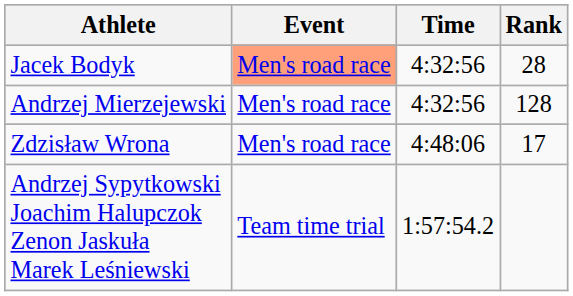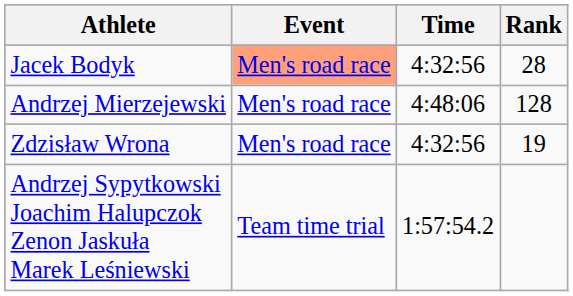(448, 104) 4:32:56 -> (448, 104) 4:48:06
(448, 144) 4:48:06 -> (448, 144) 4:32:56
(534, 144) 17 -> (534, 144) 19
